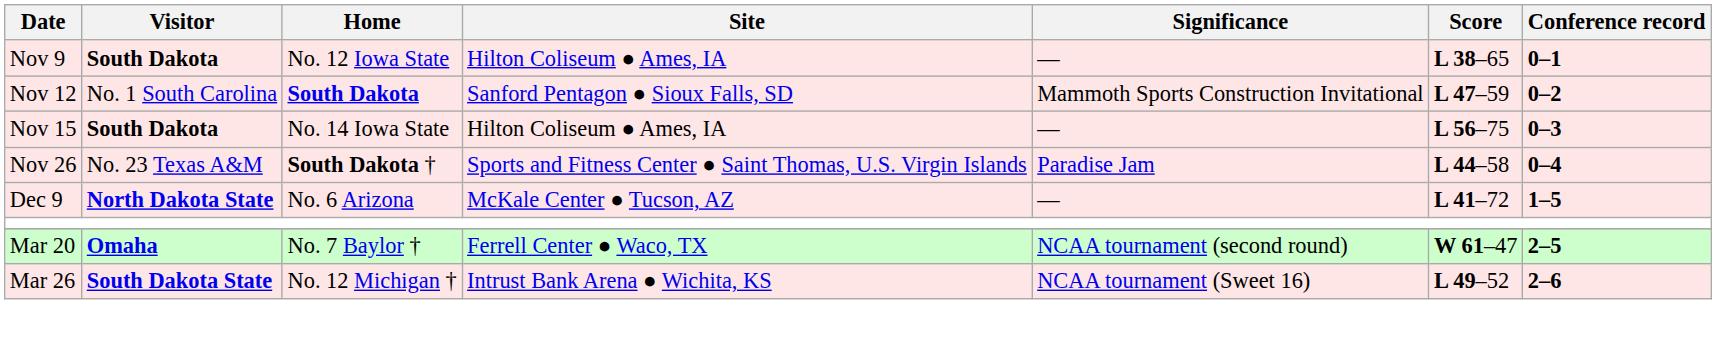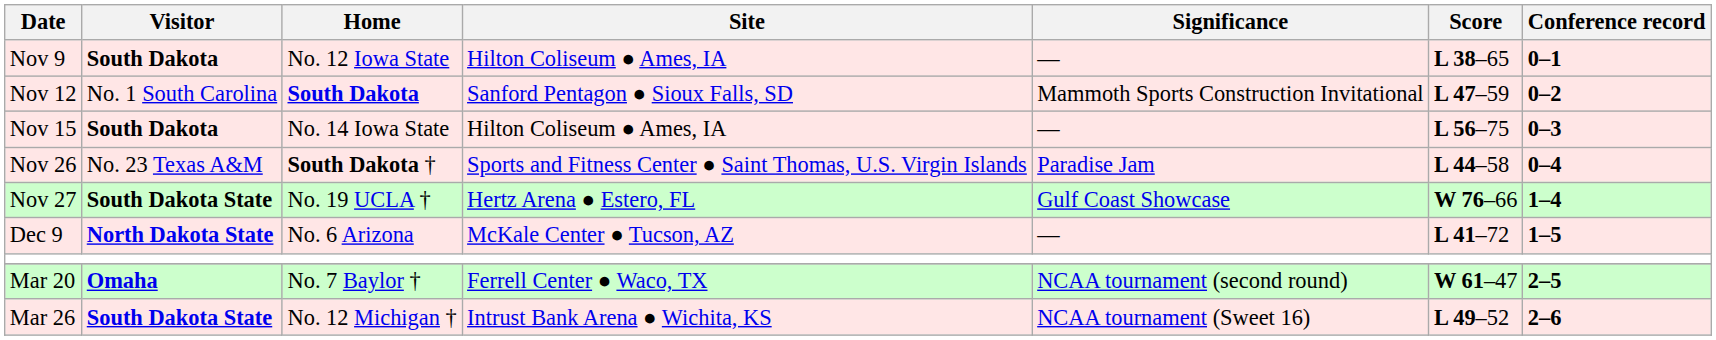+ row: (43, 199)
